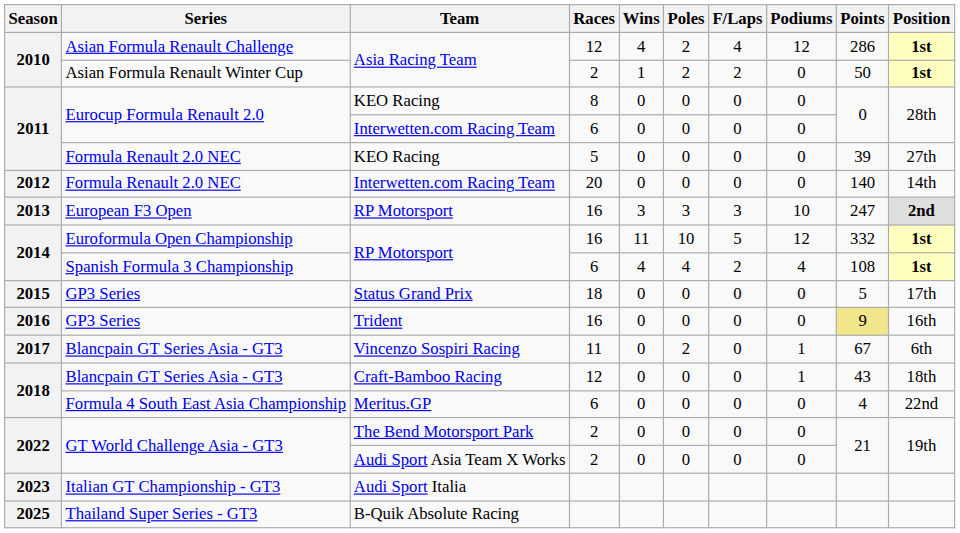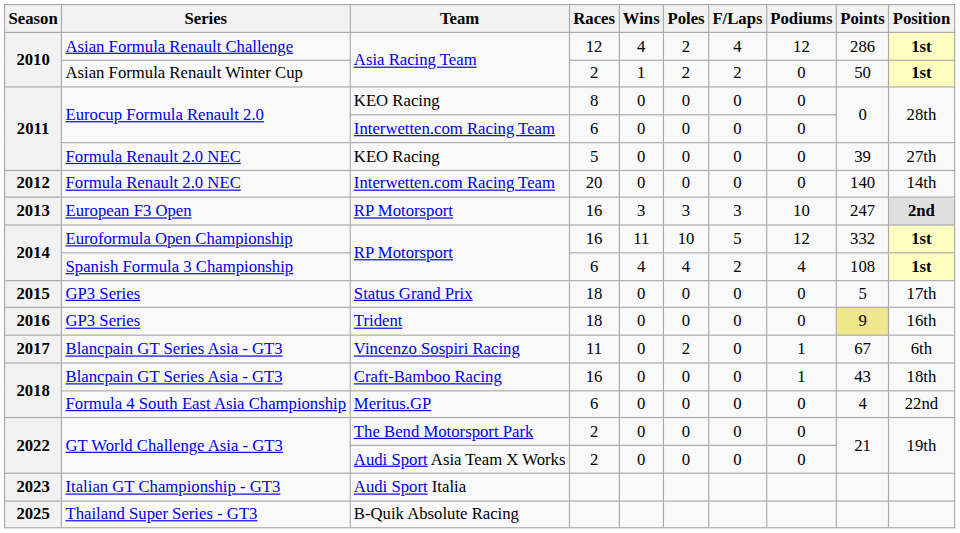(594, 321) 16 -> (594, 321) 18
(594, 376) 12 -> (594, 376) 16
